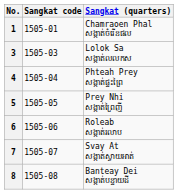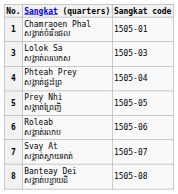columns swapped: (53, 11) <-> (128, 11)
